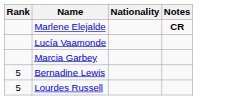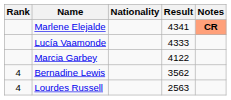+ column: (178, 12)
(177, 27) no background -> (211, 27) lightsalmon background
(18, 73) 5 -> (18, 73) 4
(18, 88) 5 -> (18, 88) 4
